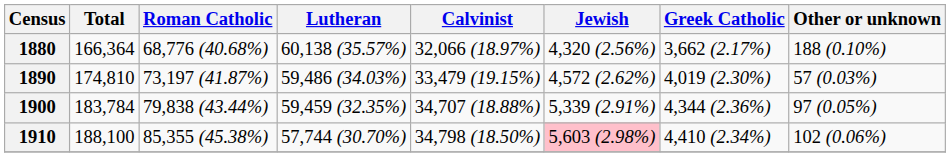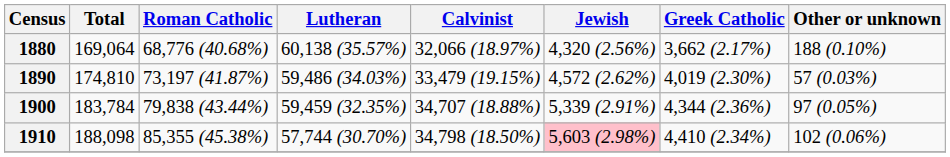(104, 48) 166,364 -> (104, 48) 169,064
(104, 136) 188,100 -> (104, 136) 188,098
